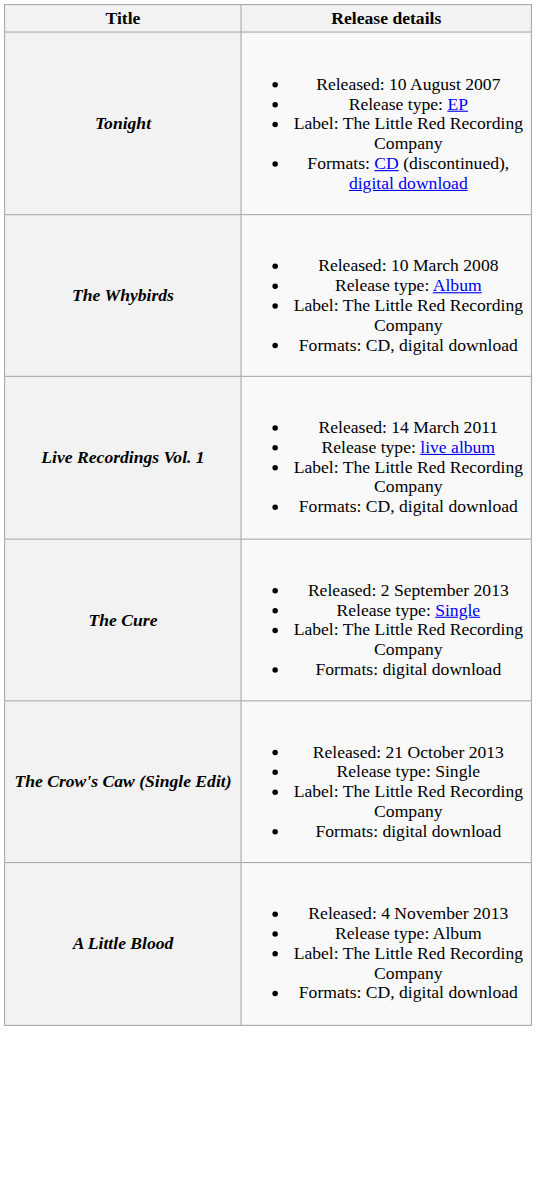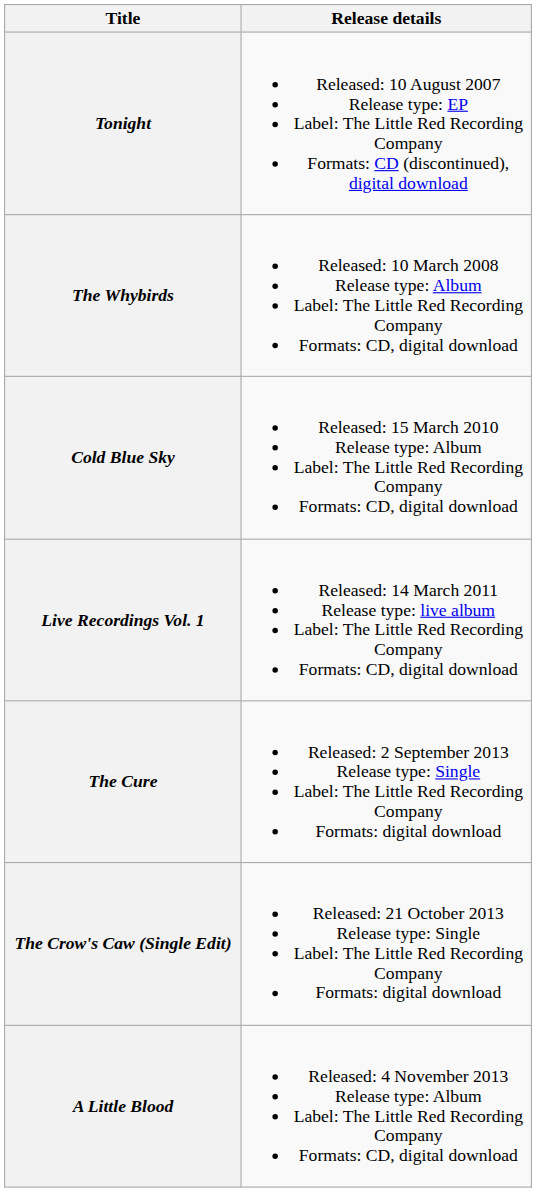+ row: (123, 457)
